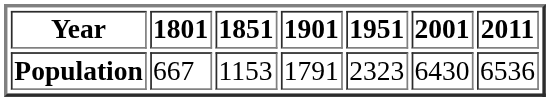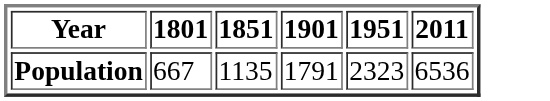- column: (442, 29)
(245, 70) 1153 -> (245, 70) 1135
